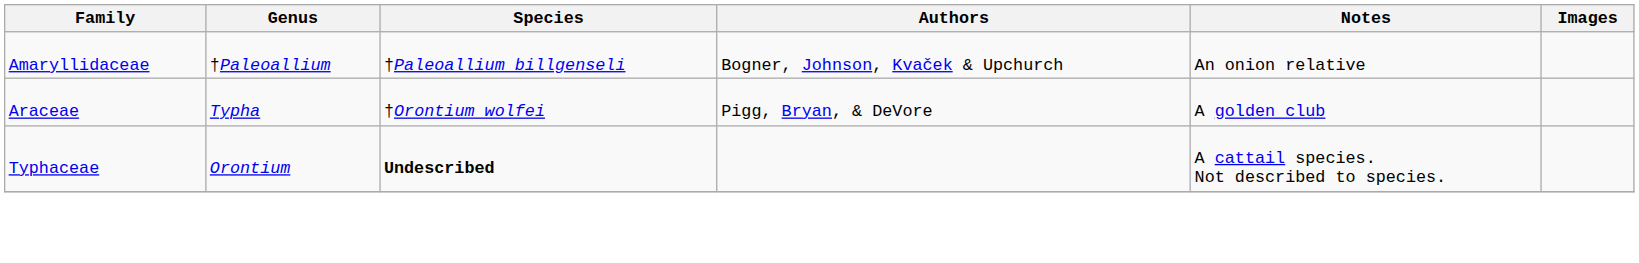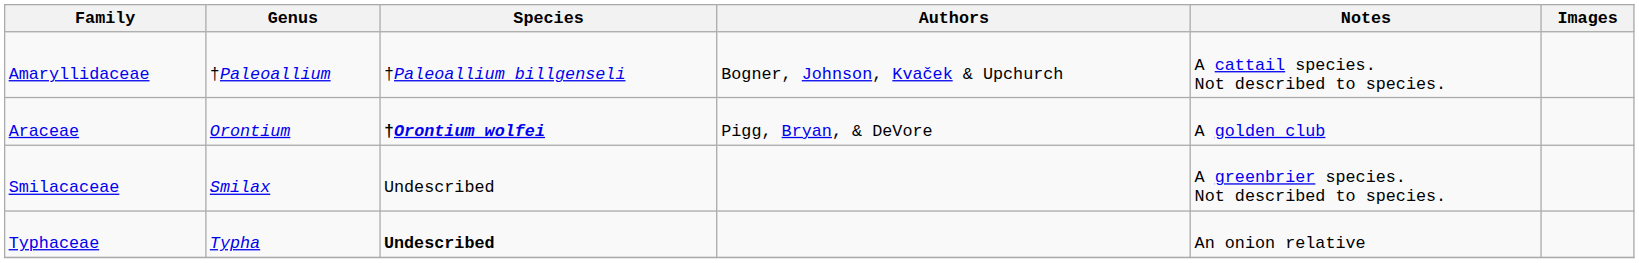(1280, 65) An onion relative -> (1320, 75) A cattail species. Not described to species.
(235, 112) Typha -> (250, 131) Orontium
(464, 112) normal -> (464, 131) bold
+ row: (64, 187)
(250, 168) Orontium -> (235, 244) Typha
(1320, 168) A cattail species. Not described to species. -> (1280, 244) An onion relative
